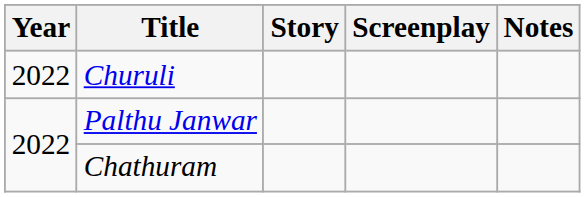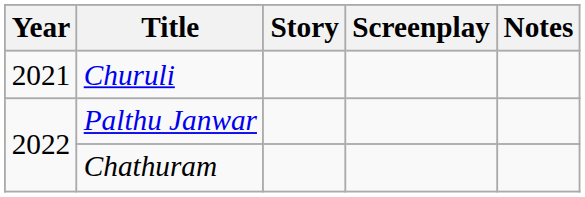(41, 74) 2022 -> (41, 74) 2021
